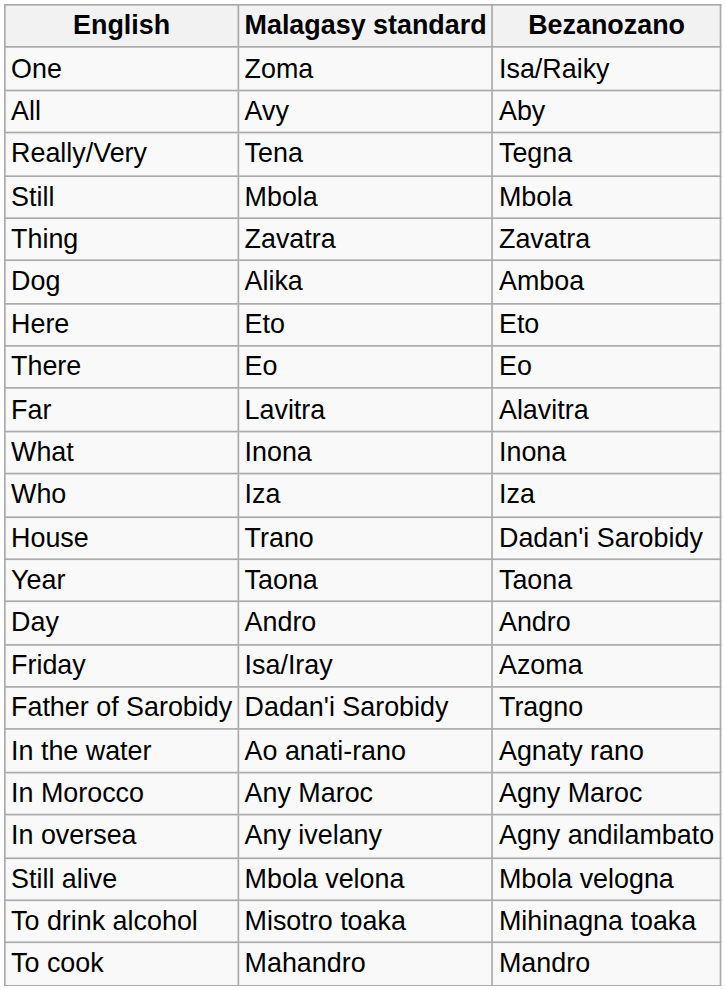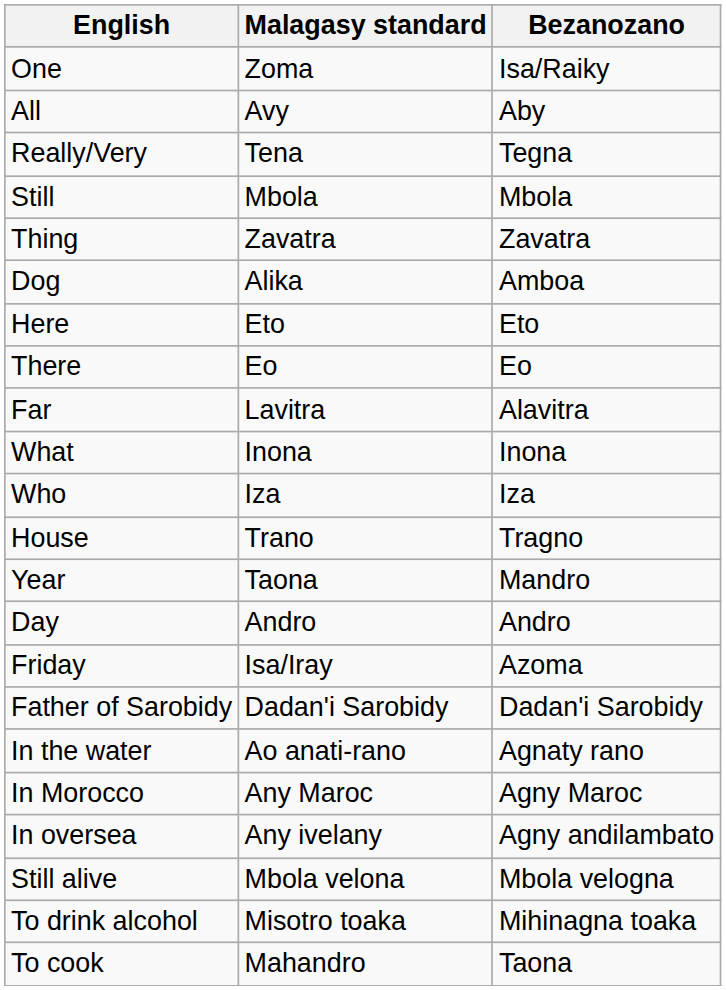(601, 537) Dadan'i Sarobidy -> (541, 537) Tragno
(536, 580) Taona -> (545, 580) Mandro
(541, 707) Tragno -> (601, 707) Dadan'i Sarobidy
(545, 963) Mandro -> (536, 963) Taona
